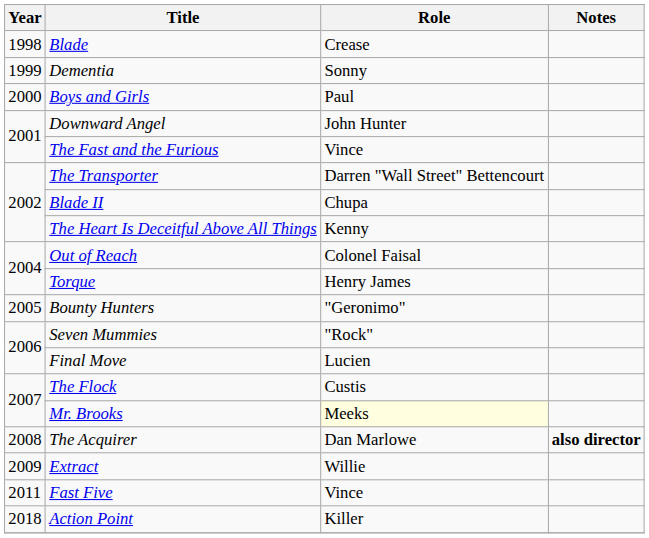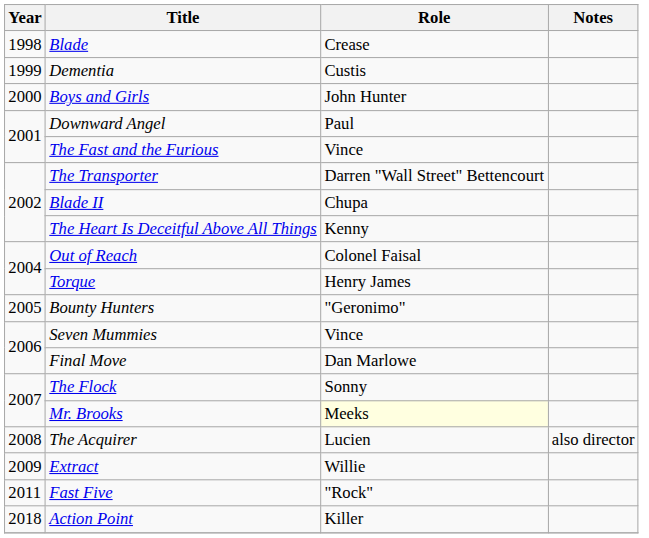(346, 70) Sonny -> (345, 70) Custis
(339, 96) Paul -> (365, 96) John Hunter
(365, 123) John Hunter -> (339, 123) Paul
(349, 334) "Rock" -> (344, 334) Vince
(348, 360) Lucien -> (370, 360) Dan Marlowe
(345, 387) Custis -> (346, 387) Sonny
(370, 439) Dan Marlowe -> (348, 439) Lucien
(596, 439) bold -> (593, 439) normal
(344, 492) Vince -> (349, 492) "Rock"
